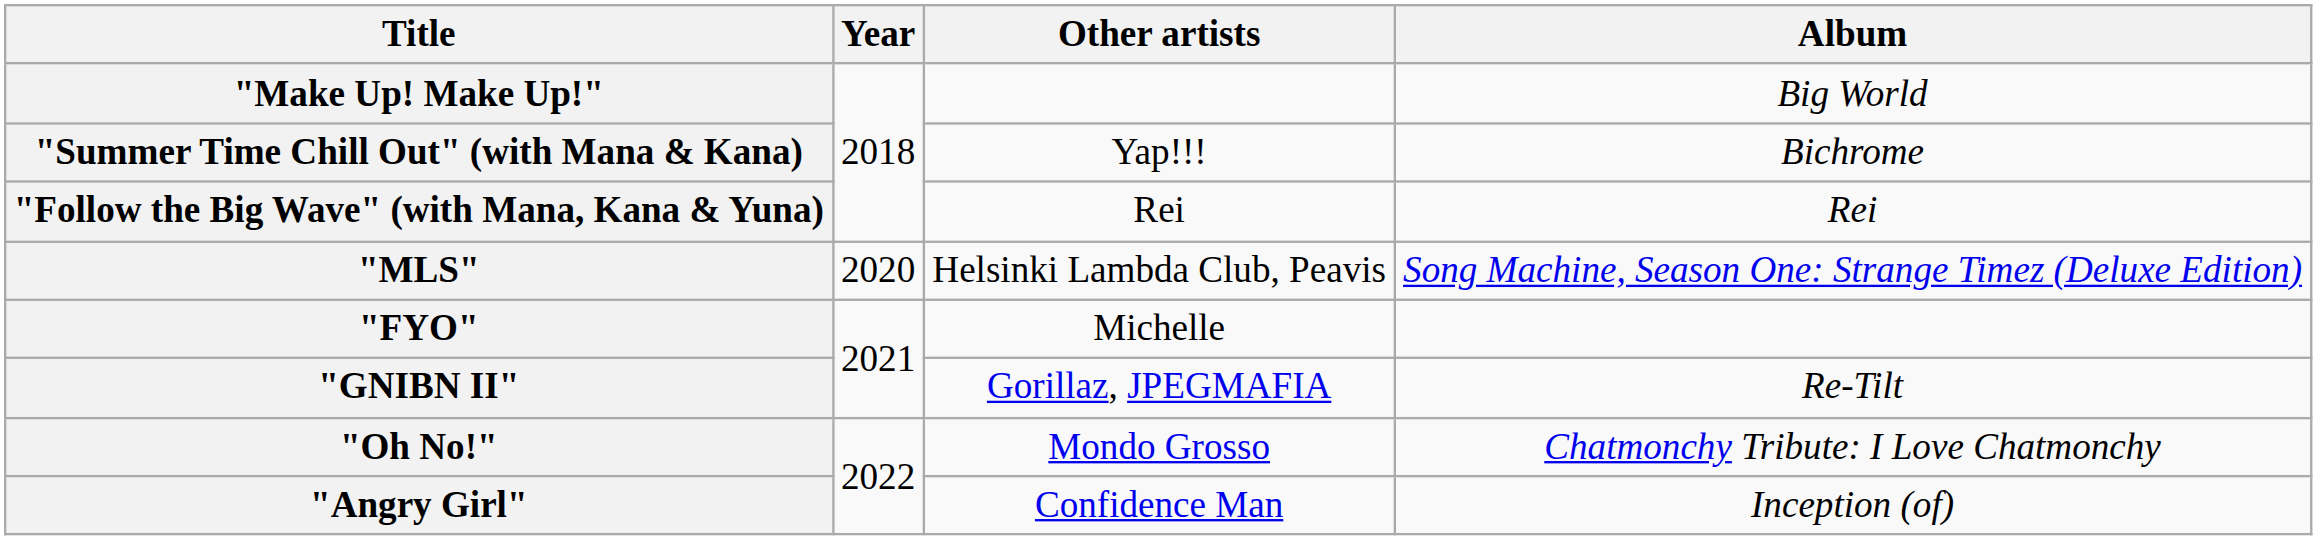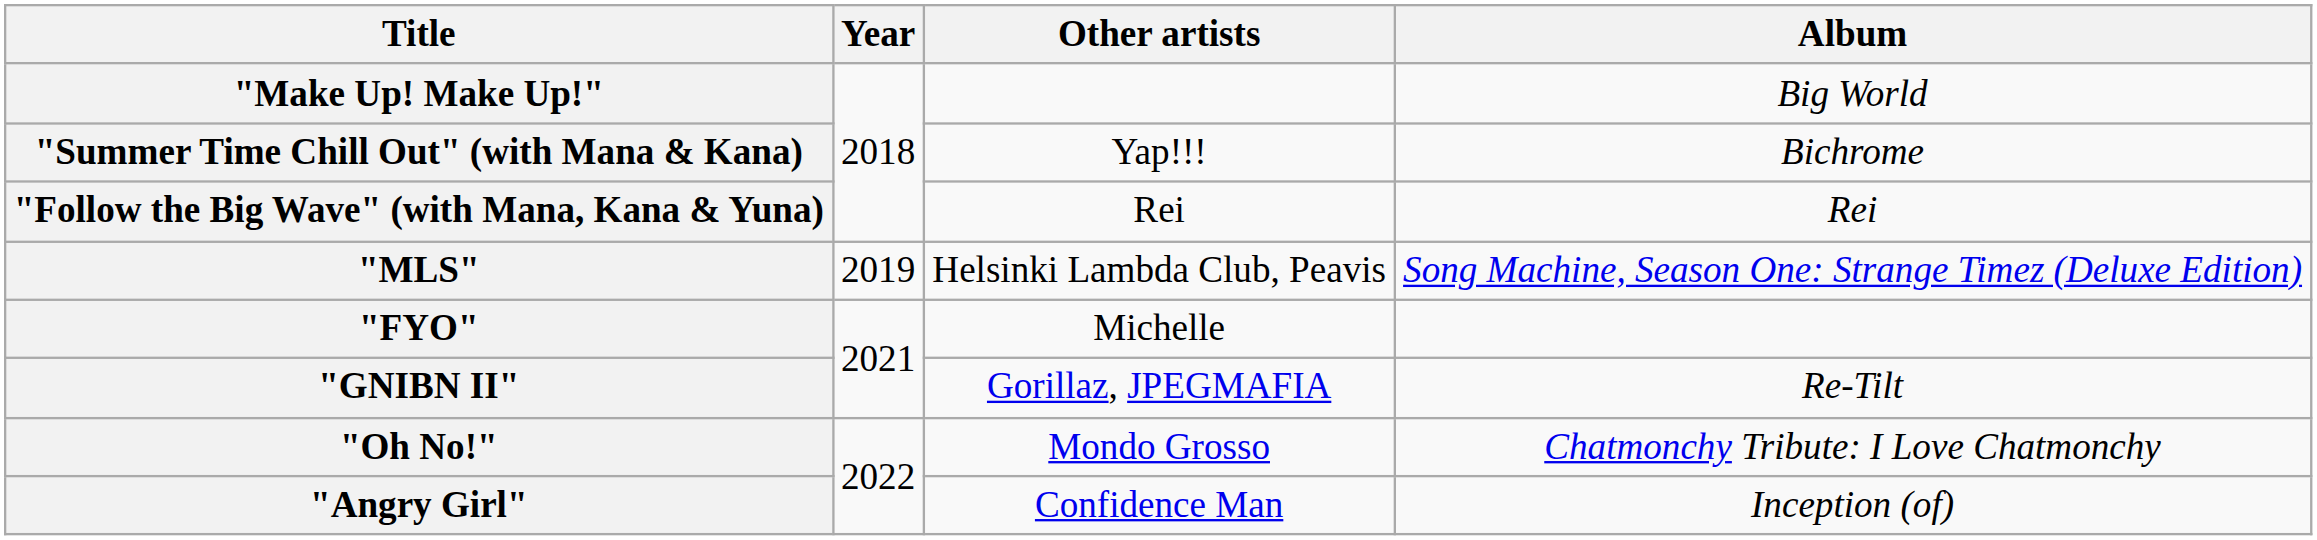(878, 269) 2020 -> (878, 269) 2019
